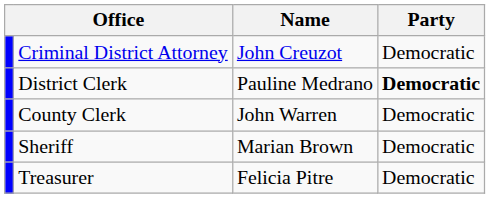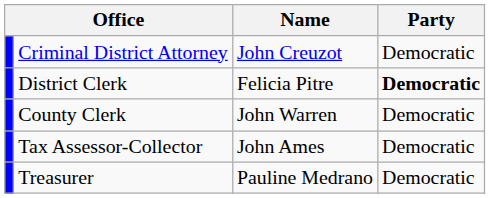(305, 83) Pauline Medrano -> (285, 83) Felicia Pitre
- row: (46, 146)
+ row: (110, 146)
(285, 177) Felicia Pitre -> (305, 177) Pauline Medrano
